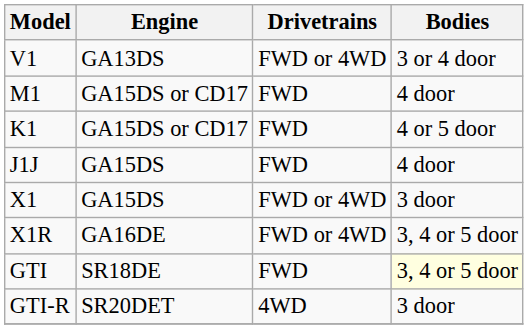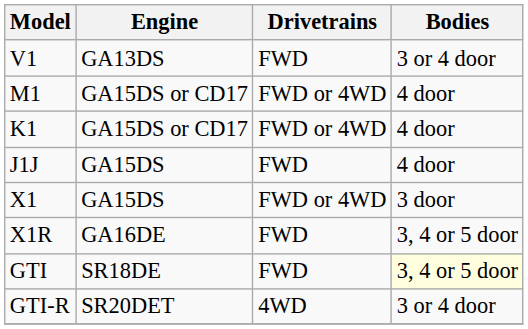(322, 57) FWD or 4WD -> (283, 57) FWD
(283, 93) FWD -> (322, 93) FWD or 4WD
(283, 128) FWD -> (322, 128) FWD or 4WD
(446, 128) 4 or 5 door -> (426, 128) 4 door
(322, 235) FWD or 4WD -> (283, 235) FWD
(426, 306) 3 door -> (446, 306) 3 or 4 door
